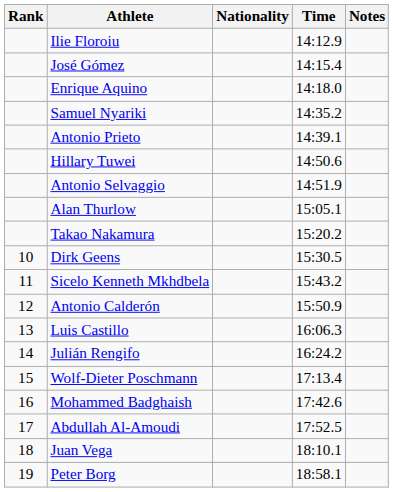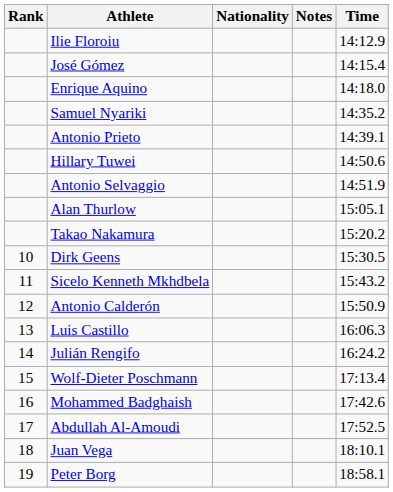columns swapped: (319, 16) <-> (367, 16)
